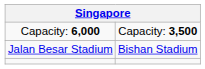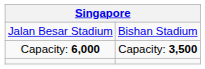rows swapped: (60, 49) <-> (60, 31)
